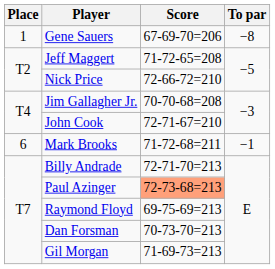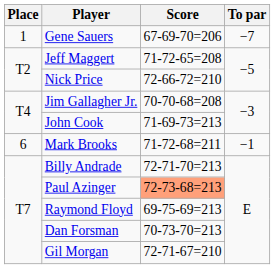(247, 36) −8 -> (247, 36) −7
(183, 123) 72-71-67=210 -> (183, 123) 71-69-73=213
(183, 252) 71-69-73=213 -> (183, 252) 72-71-67=210
